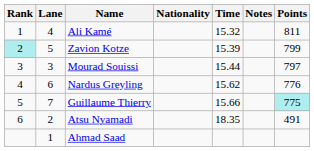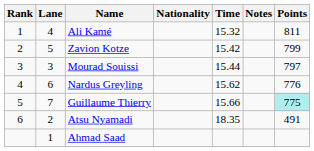(20, 48) paleturquoise background -> (20, 48) no background
(228, 48) 15.39 -> (228, 48) 15.42
